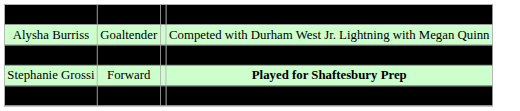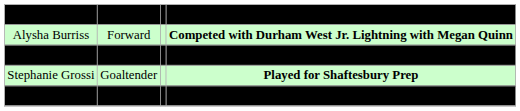(129, 34) Goaltender -> (129, 34) Forward
(329, 34) normal -> (341, 34) bold
rows swapped: (51, 55) <-> (51, 95)
(129, 75) Forward -> (129, 75) Goaltender
